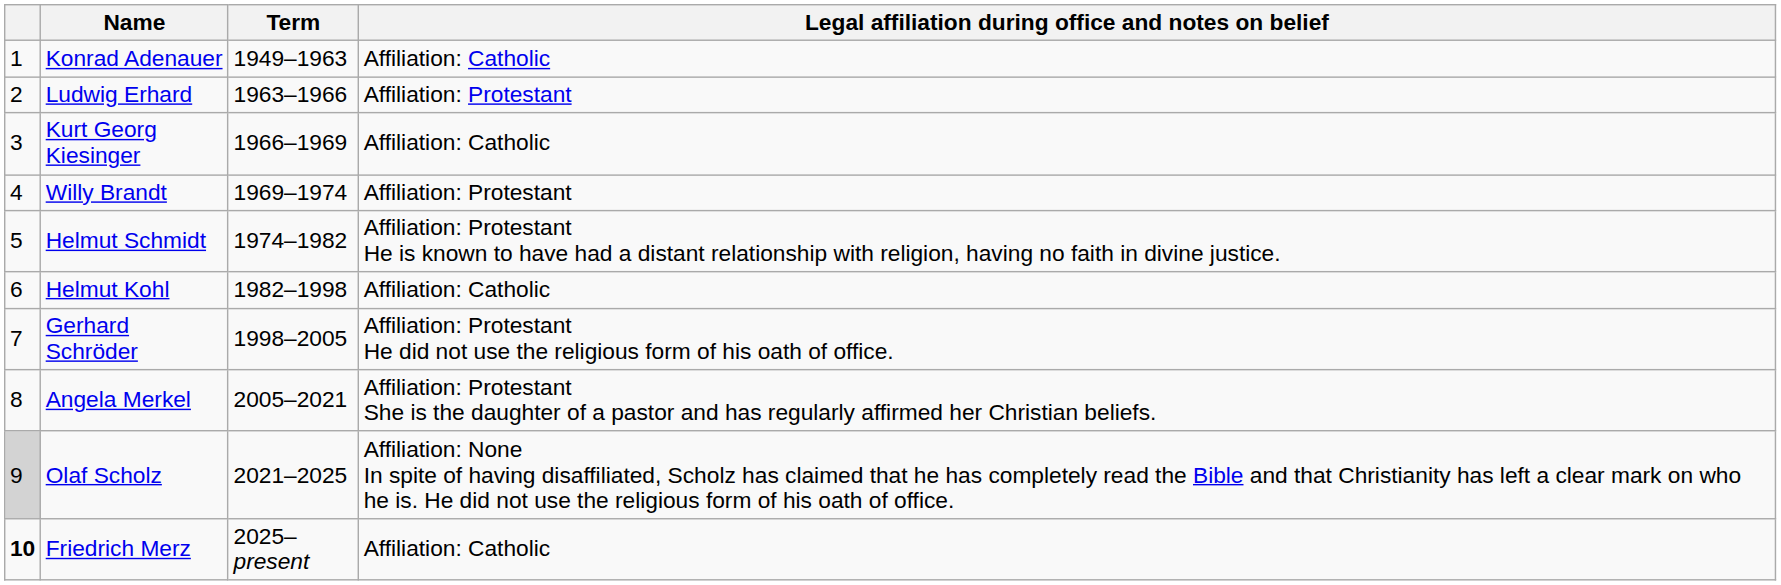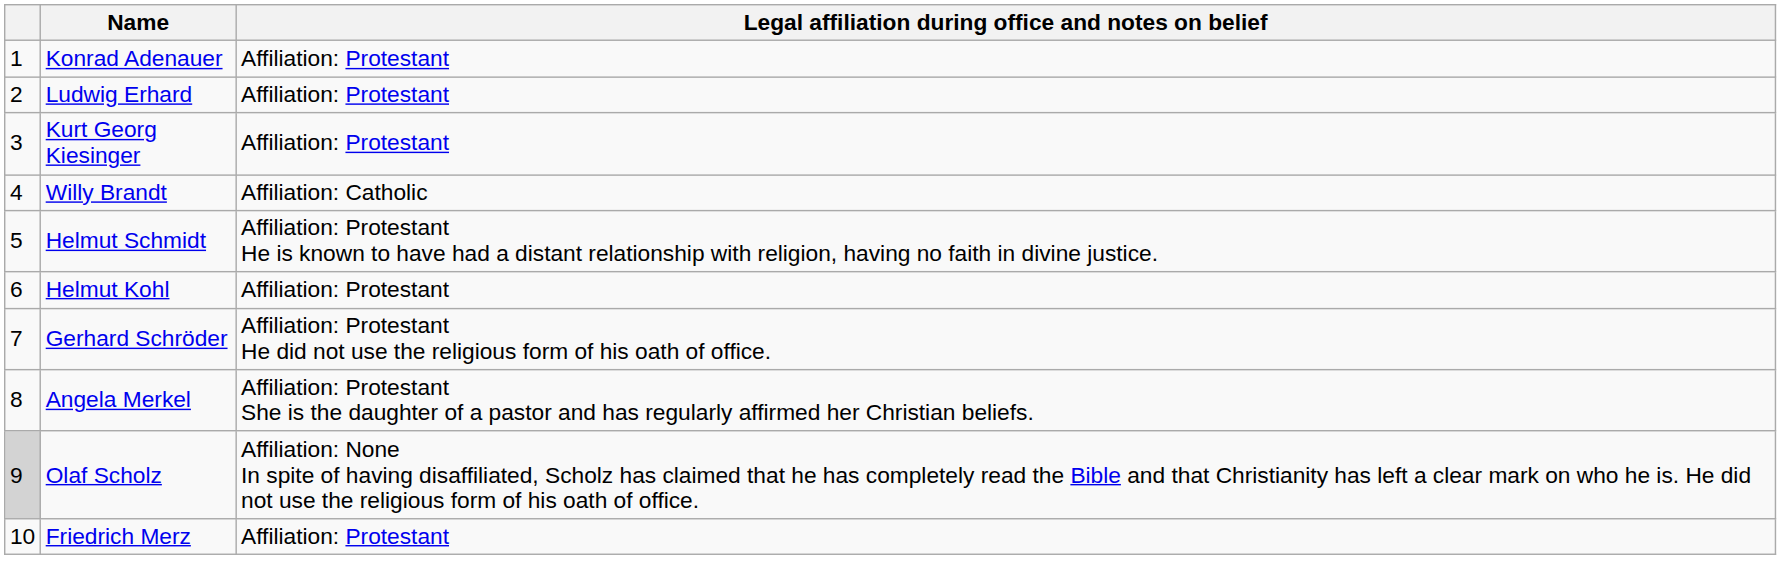- column: (293, 22)
(457, 58) Affiliation: Catholic -> (345, 58) Affiliation: Protestant
(457, 143) Affiliation: Catholic -> (345, 143) Affiliation: Protestant
(468, 192) Affiliation: Protestant -> (334, 192) Affiliation: Catholic
(457, 289) Affiliation: Catholic -> (345, 289) Affiliation: Protestant
(23, 548) bold -> (23, 536) normal
(457, 548) Affiliation: Catholic -> (345, 536) Affiliation: Protestant
